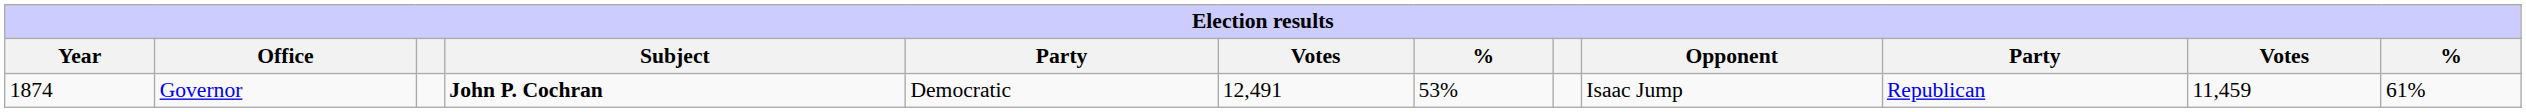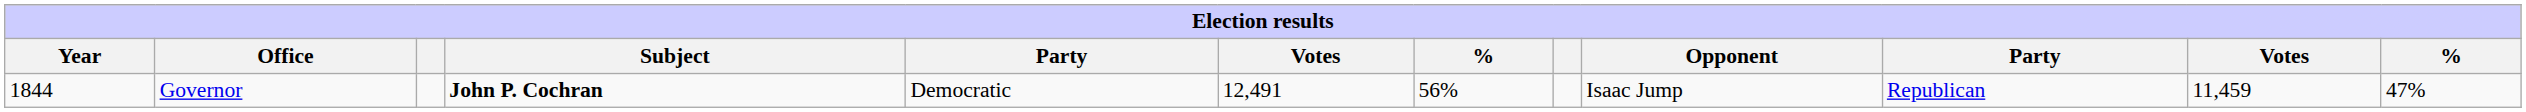(31, 90) 1874 -> (31, 90) 1844
(1438, 90) 53% -> (1438, 90) 56%
(2406, 90) 61% -> (2406, 90) 47%
